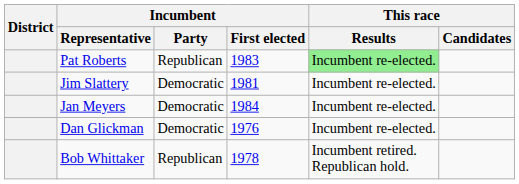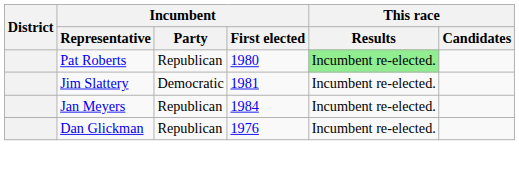(245, 60) 1983 -> (245, 60) 1980
(191, 106) Democratic -> (190, 106) Republican
(191, 128) Democratic -> (190, 128) Republican
- row: (102, 159)
